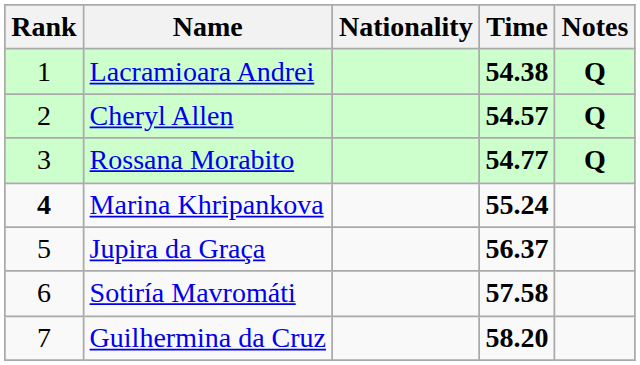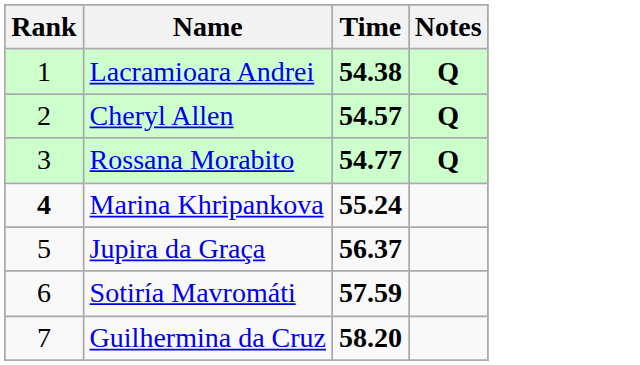- column: (406, 26)
(517, 293) 57.58 -> (370, 293) 57.59
